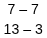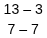rows swapped: (23, 29) <-> (23, 10)
